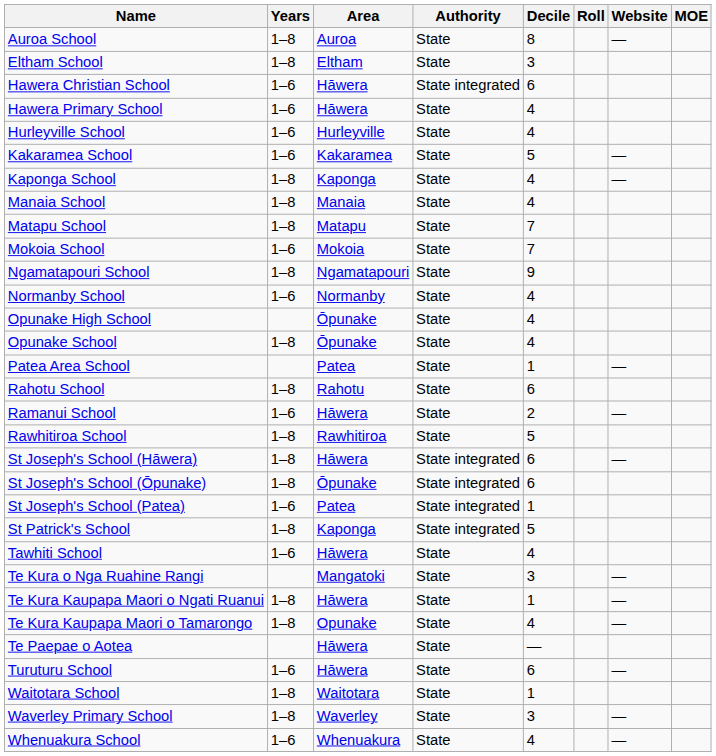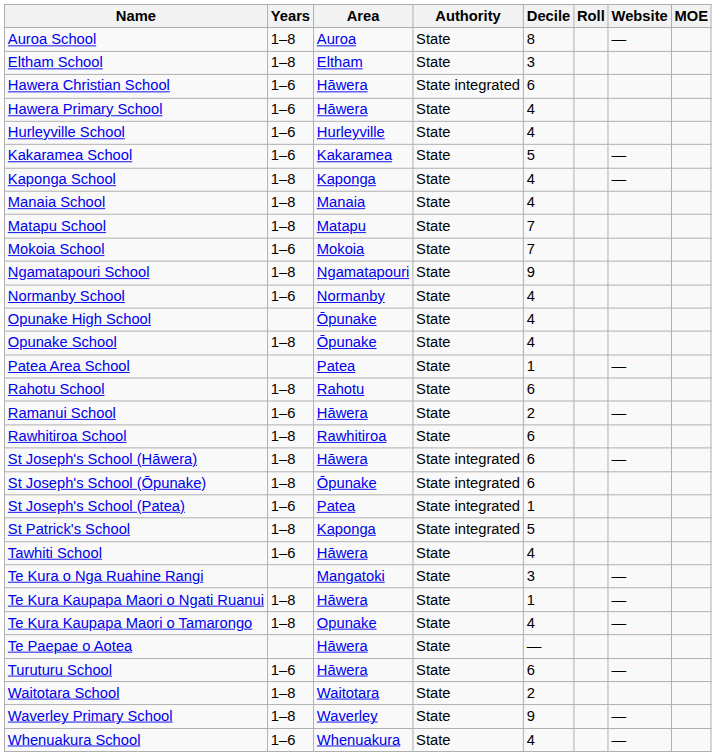(531, 436) 5 -> (531, 436) 6
(531, 693) 1 -> (531, 693) 2
(531, 716) 3 -> (531, 716) 9
